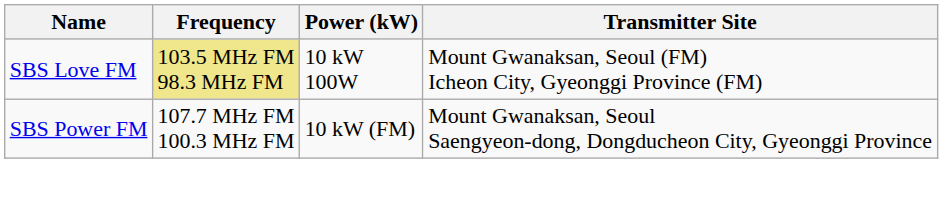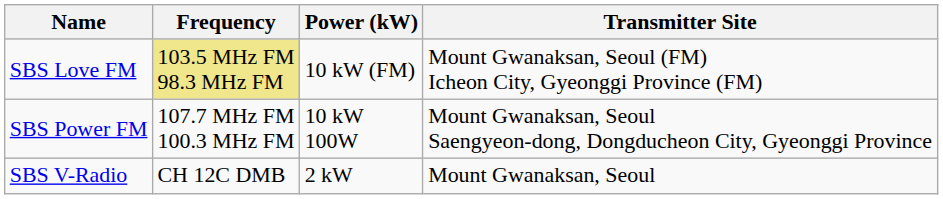(334, 68) 10 kW 100W -> (360, 68) 10 kW (FM)
(360, 128) 10 kW (FM) -> (334, 128) 10 kW 100W
+ row: (69, 175)
